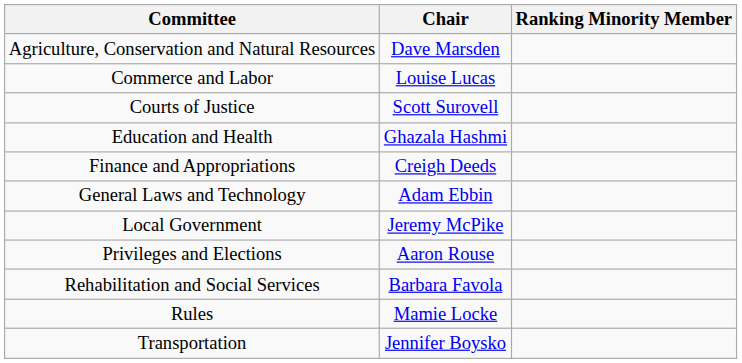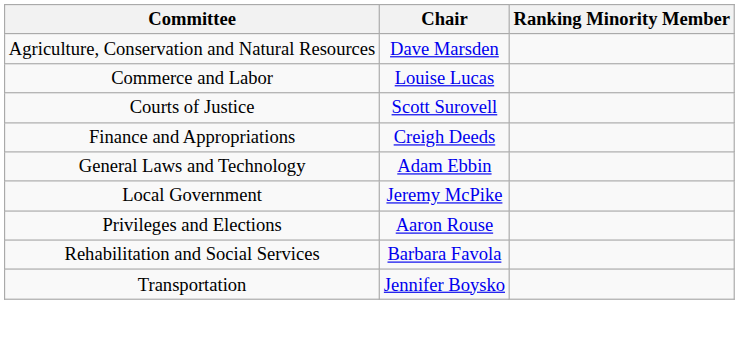- row: (192, 136)
- row: (192, 313)
